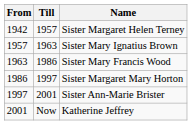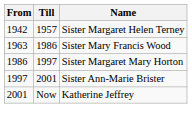- row: (120, 45)
